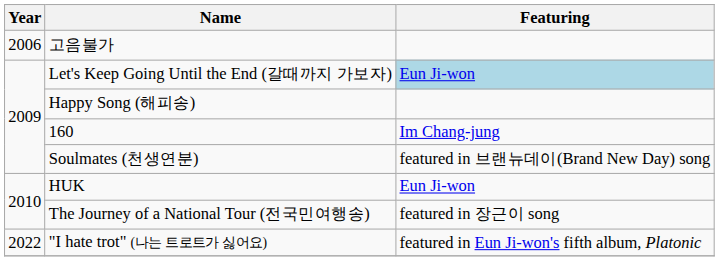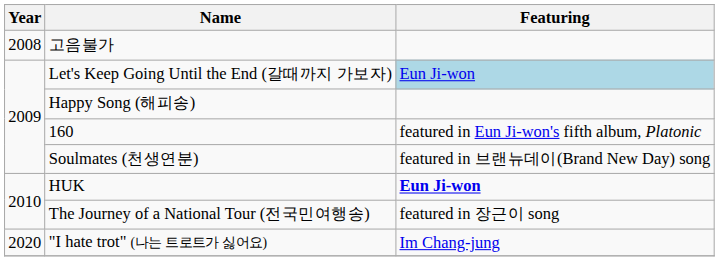(25, 45) 2006 -> (25, 45) 2008
(450, 131) Im Chang-jung -> (550, 131) featured in Eun Ji-won's fifth album, Platonic
(437, 186) normal -> (440, 186) bold
(25, 242) 2022 -> (25, 242) 2020
(550, 242) featured in Eun Ji-won's fifth album, Platonic -> (450, 242) Im Chang-jung
